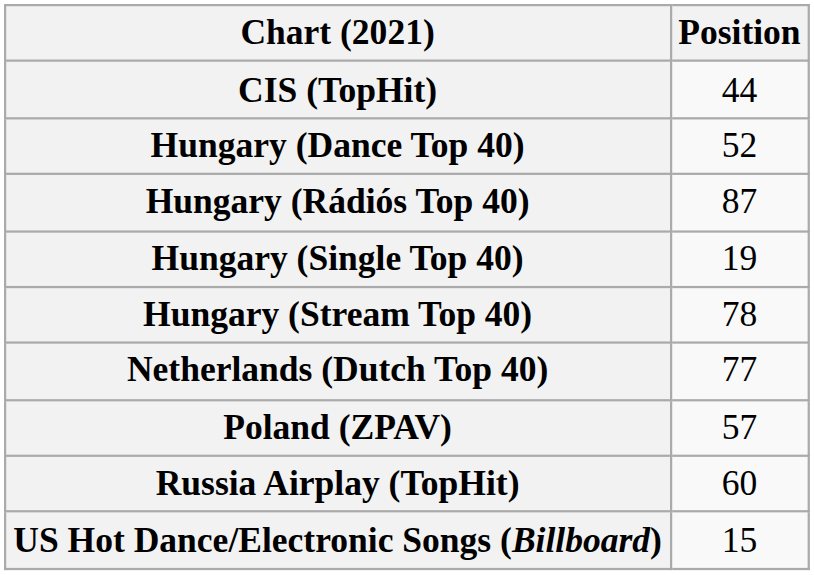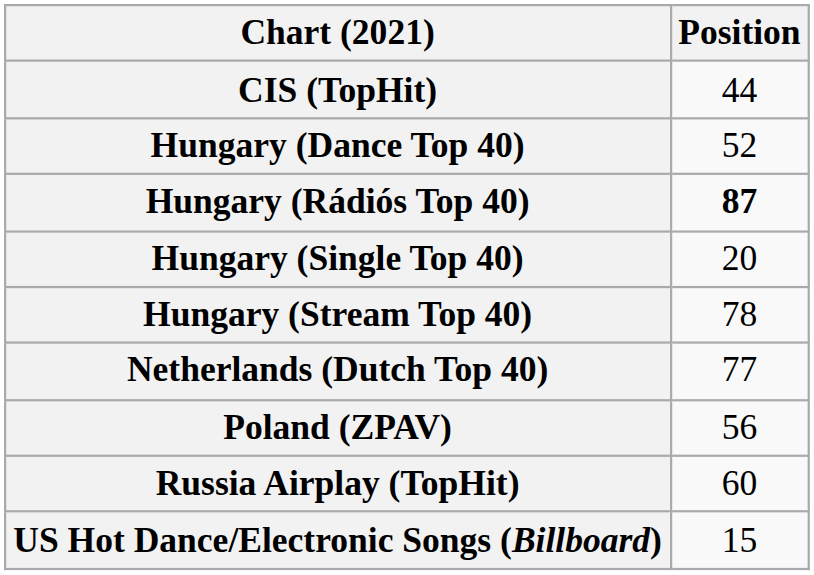(739, 201) normal -> (739, 201) bold
(739, 257) 19 -> (739, 257) 20
(739, 426) 57 -> (739, 426) 56
